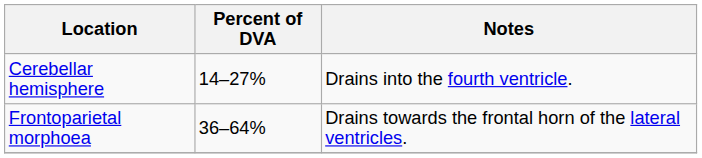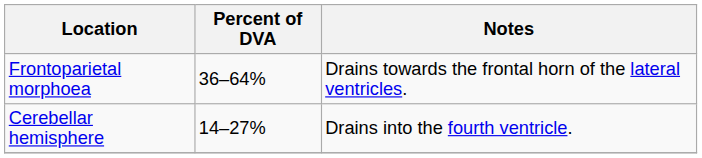rows swapped: (65, 128) <-> (56, 78)
